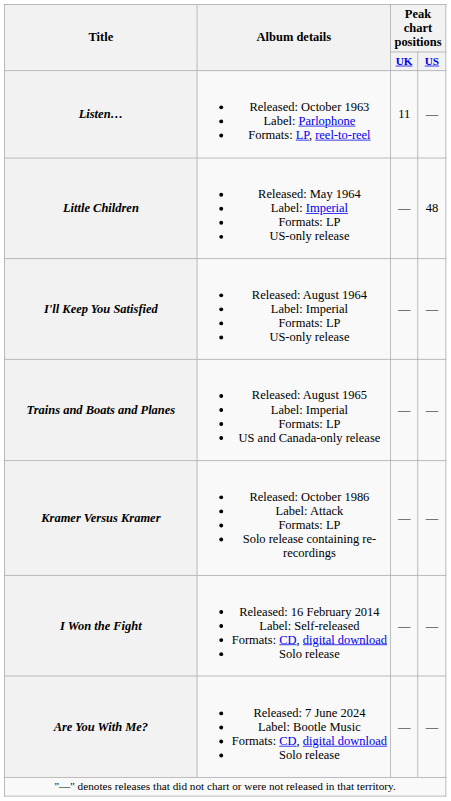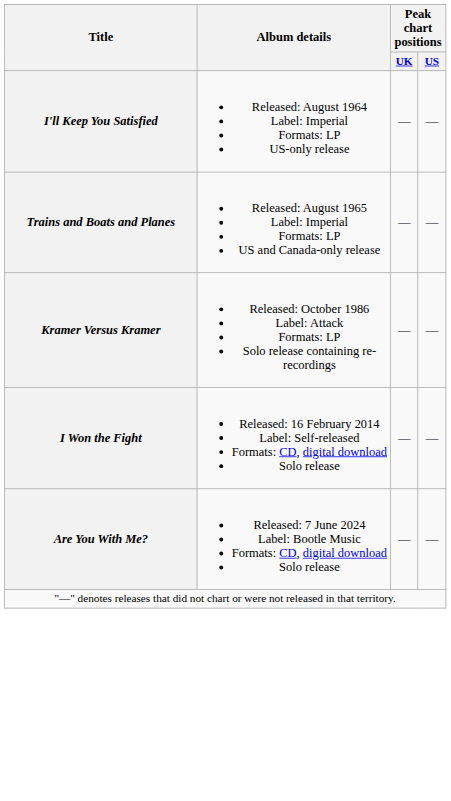- row: (101, 114)
- row: (101, 208)
